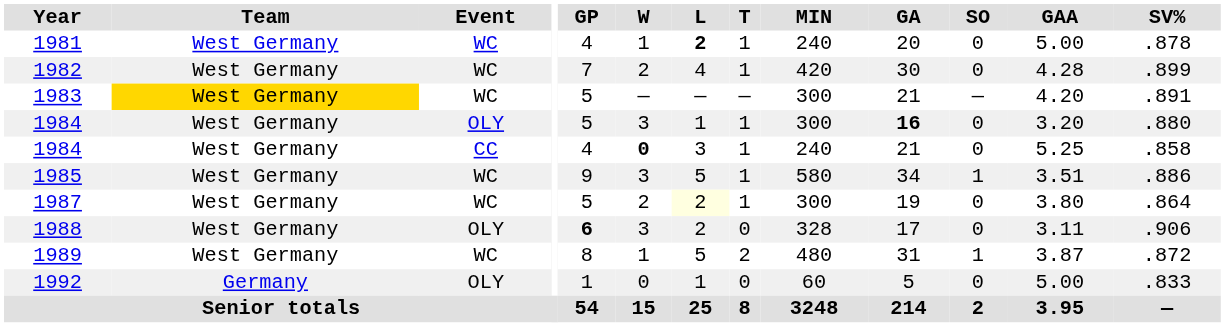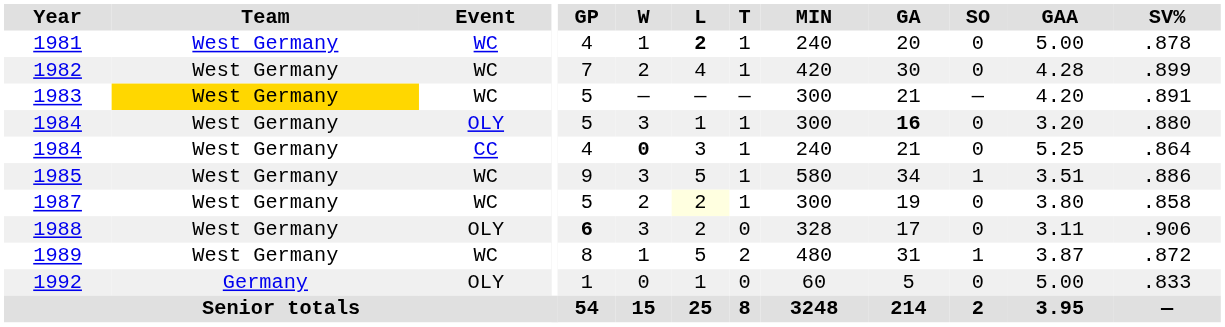(1167, 150) .858 -> (1167, 150) .864
(1167, 203) .864 -> (1167, 203) .858
